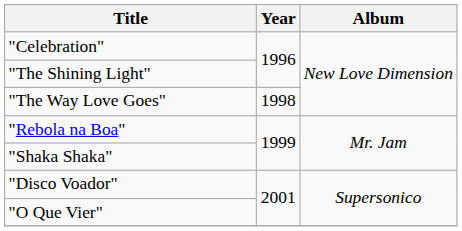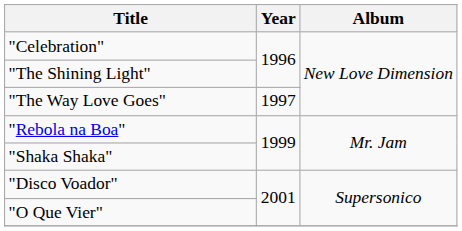(278, 101) 1998 -> (278, 101) 1997
